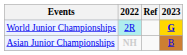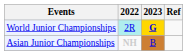columns swapped: (171, 12) <-> (150, 12)
